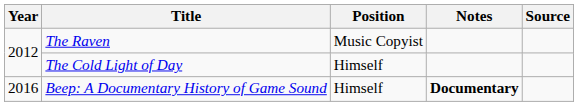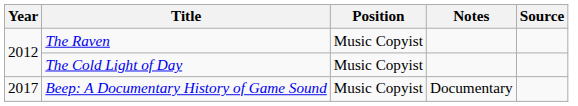(358, 64) Himself -> (378, 64) Music Copyist
(23, 88) 2016 -> (23, 88) 2017
(358, 88) Himself -> (378, 88) Music Copyist
(474, 88) bold -> (471, 88) normal
